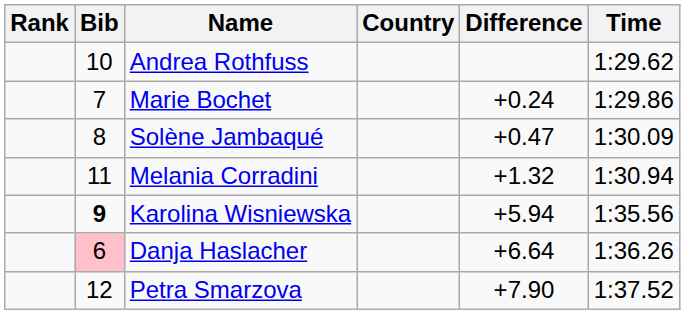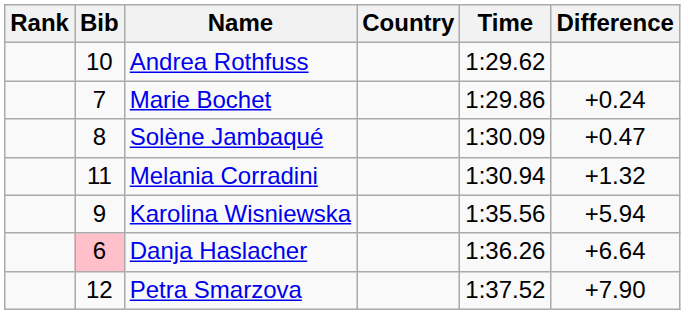columns swapped: (634, 23) <-> (524, 23)
(99, 213) bold -> (99, 213) normal
